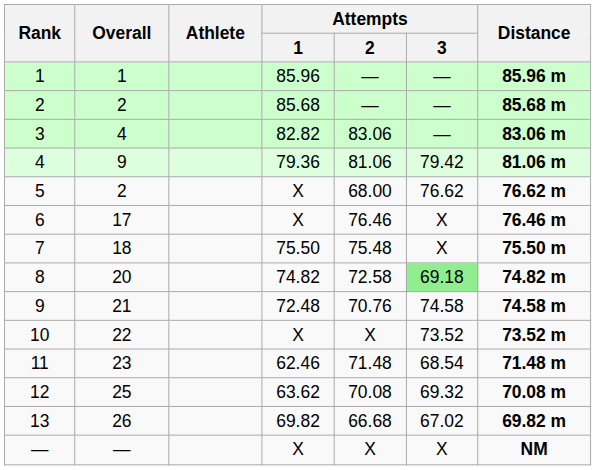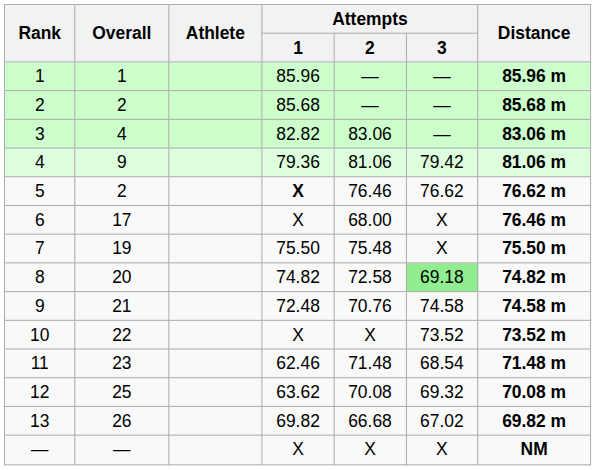(298, 190) normal -> (298, 190) bold
(370, 190) 68.00 -> (370, 190) 76.46
(370, 219) 76.46 -> (370, 219) 68.00
(122, 248) 18 -> (122, 248) 19
